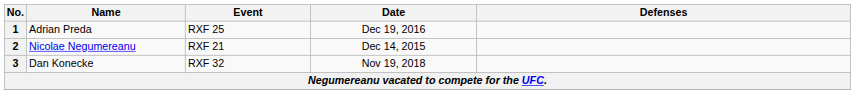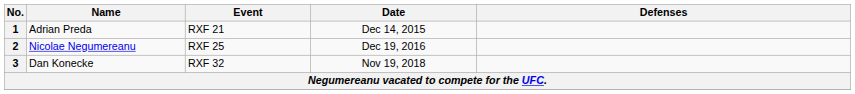(206, 30) RXF 25 -> (206, 30) RXF 21
(394, 30) Dec 19, 2016 -> (394, 30) Dec 14, 2015
(206, 47) RXF 21 -> (206, 47) RXF 25
(394, 47) Dec 14, 2015 -> (394, 47) Dec 19, 2016
